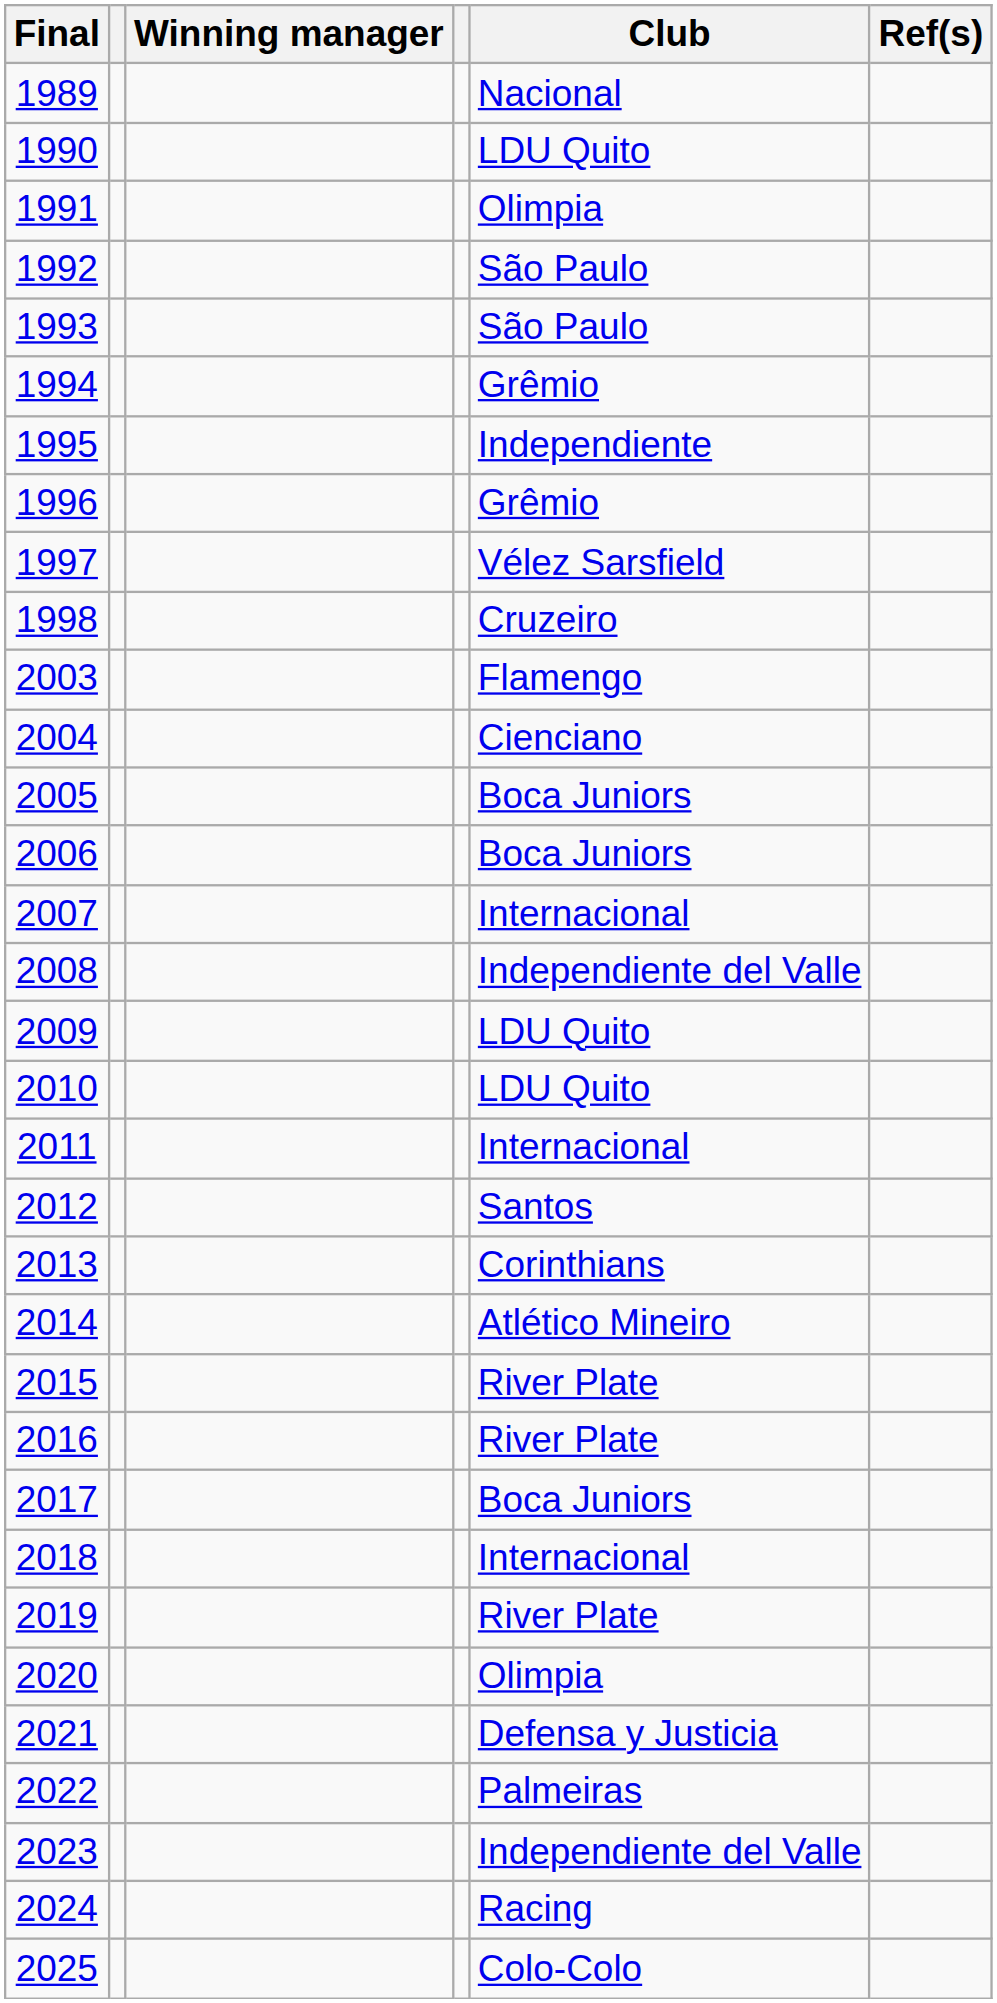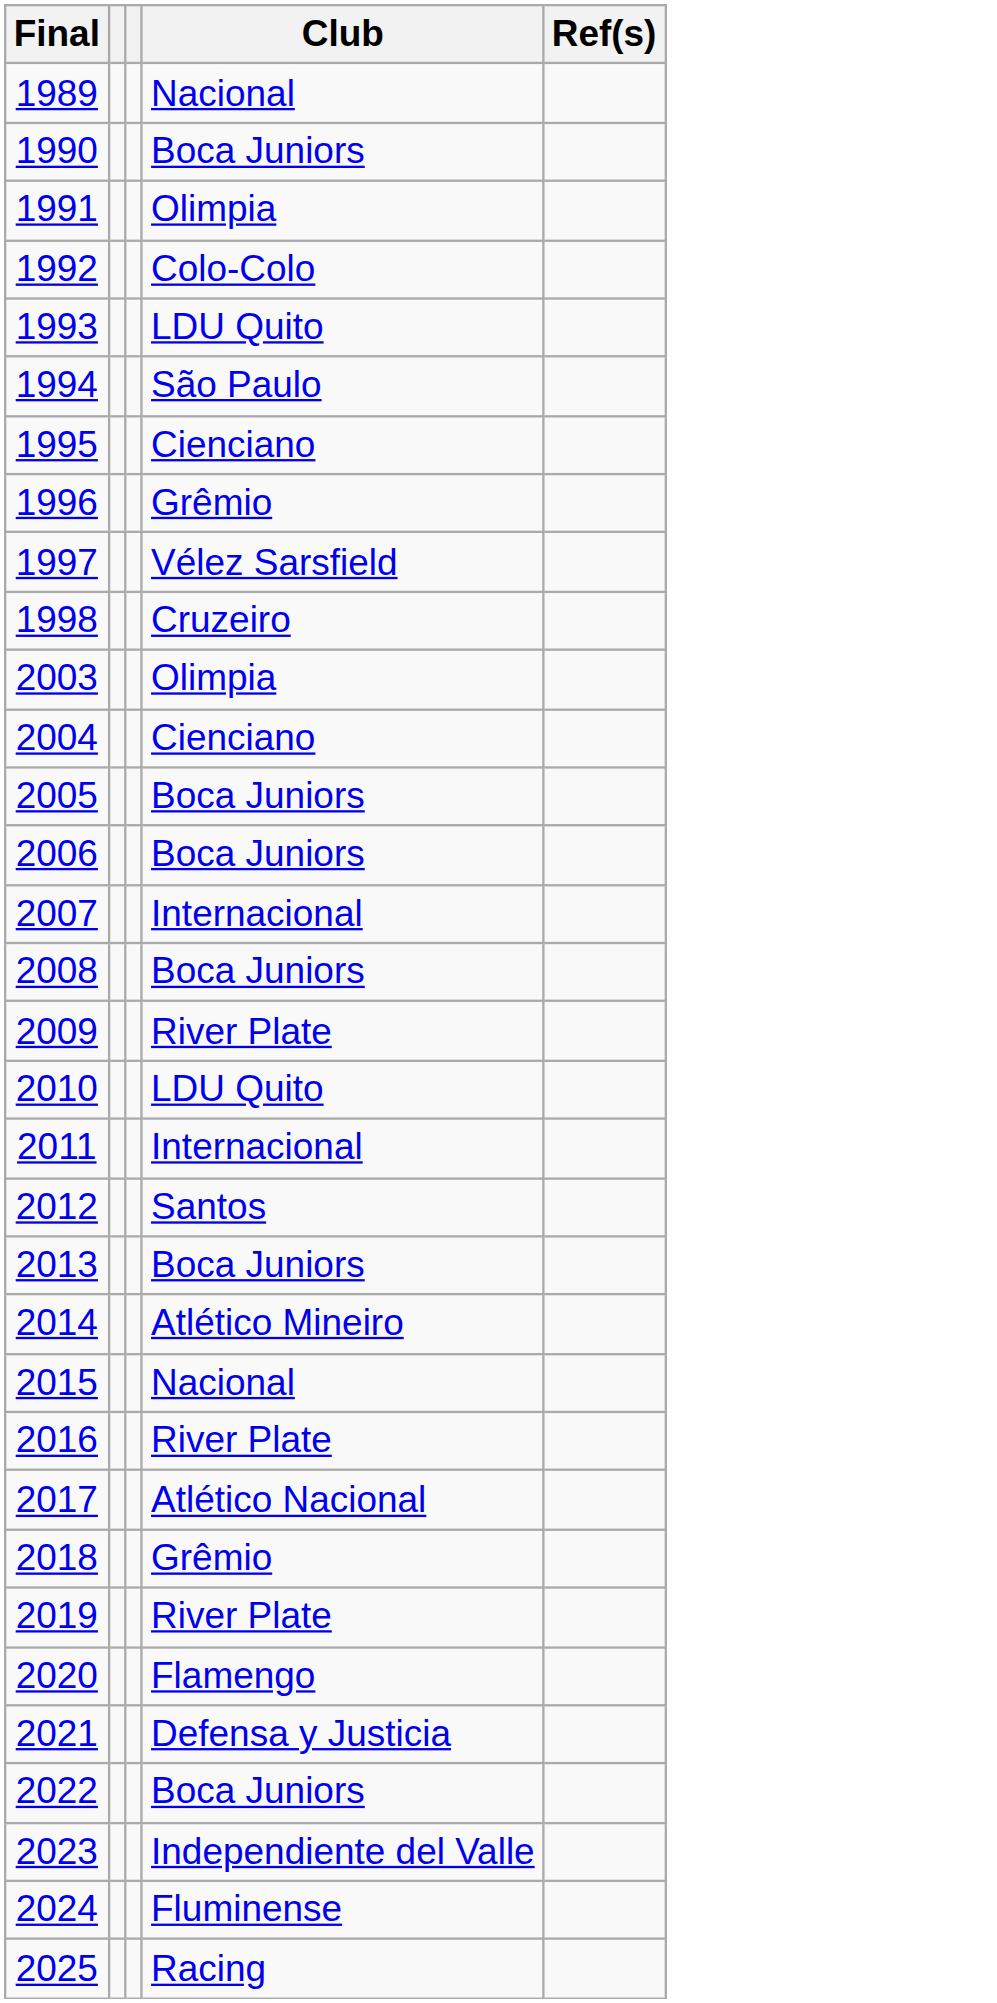- column: (289, 33)
(564, 151) LDU Quito -> (258, 151) Boca Juniors
(563, 268) São Paulo -> (233, 268) Colo-Colo
(563, 326) São Paulo -> (237, 326) LDU Quito
(538, 385) Grêmio -> (236, 385) São Paulo
(595, 444) Independiente -> (233, 444) Cienciano
(560, 678) Flamengo -> (214, 678) Olimpia
(670, 971) Independiente del Valle -> (258, 971) Boca Juniors
(564, 1030) LDU Quito -> (241, 1030) River Plate
(571, 1264) Corinthians -> (258, 1264) Boca Juniors
(568, 1381) River Plate -> (223, 1381) Nacional
(585, 1499) Boca Juniors -> (289, 1499) Atlético Nacional
(584, 1557) Internacional -> (212, 1557) Grêmio
(540, 1675) Olimpia -> (233, 1675) Flamengo
(560, 1792) Palmeiras -> (258, 1792) Boca Juniors
(535, 1909) Racing -> (247, 1909) Fluminense
(560, 1968) Colo-Colo -> (209, 1968) Racing
